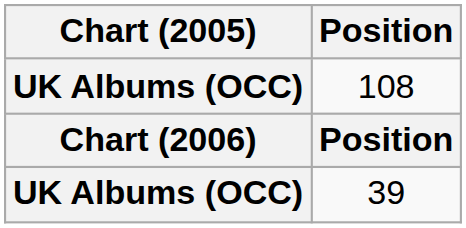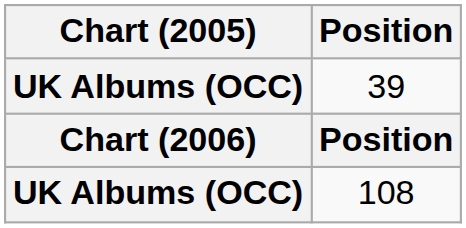rows swapped: (386, 193) <-> (386, 85)
